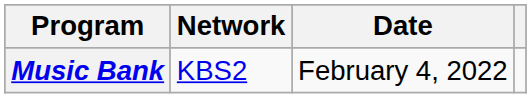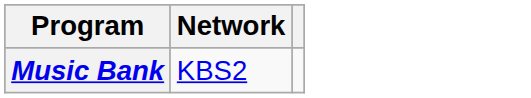- column: (403, 26)
